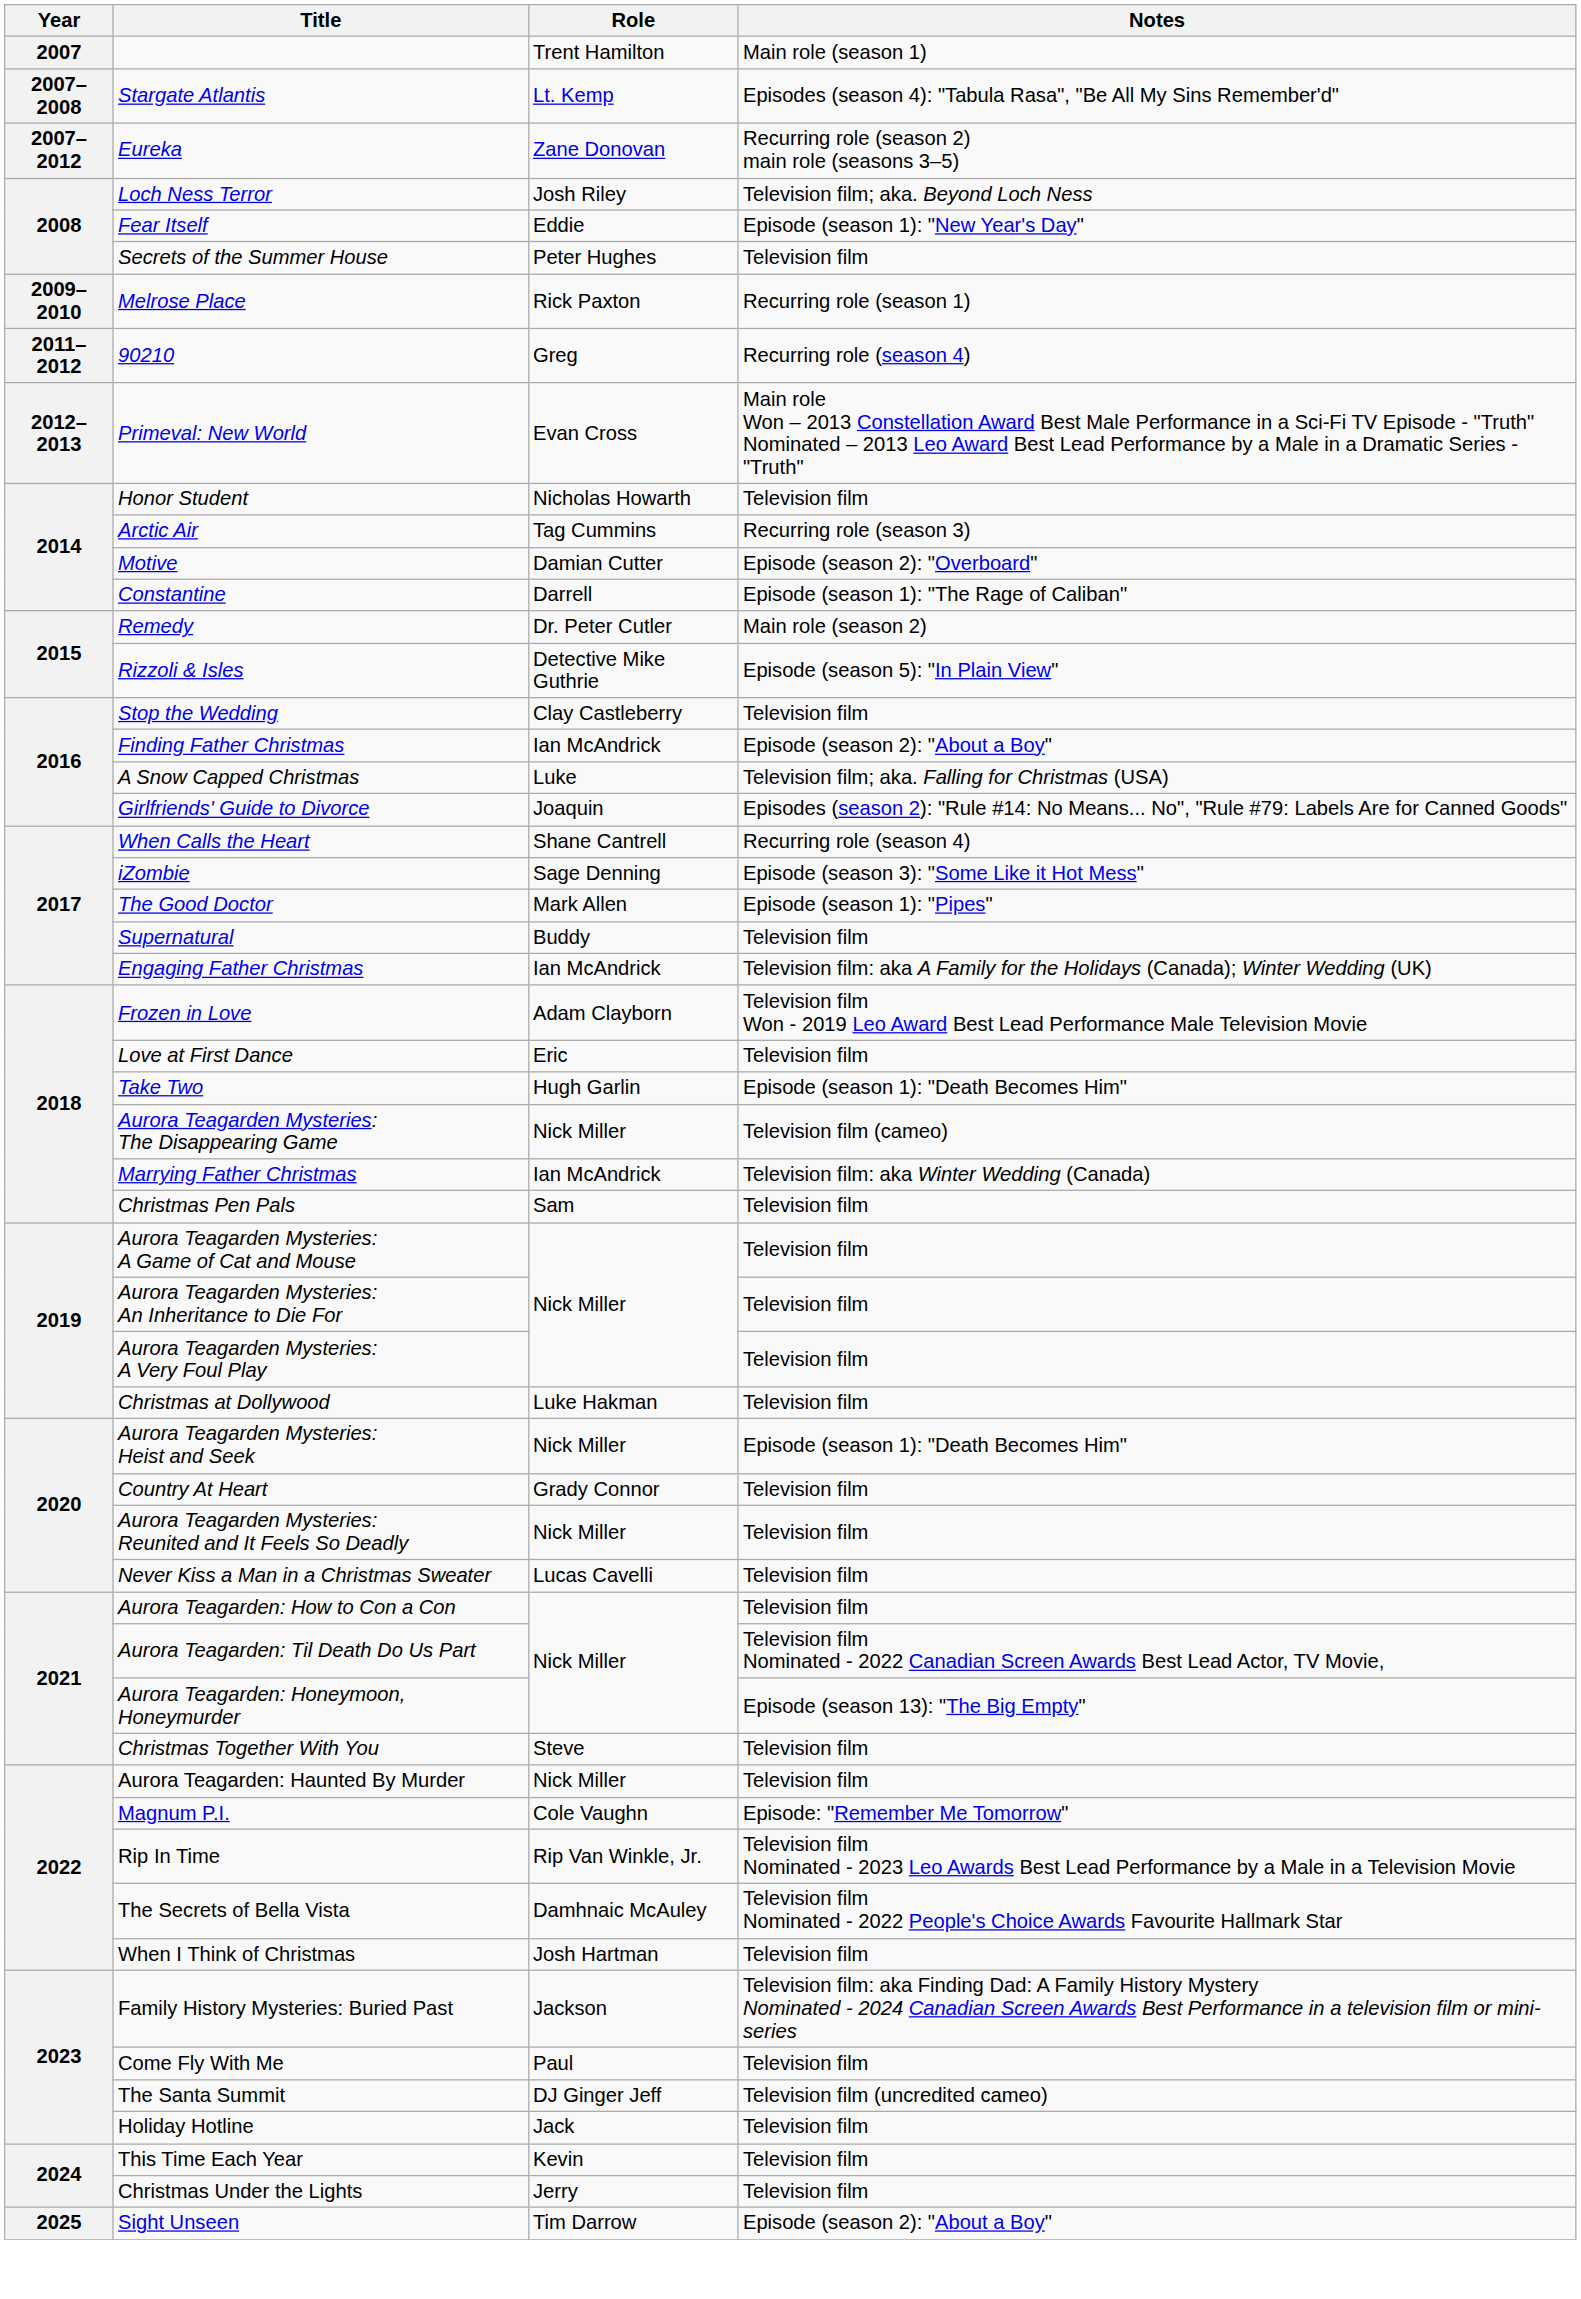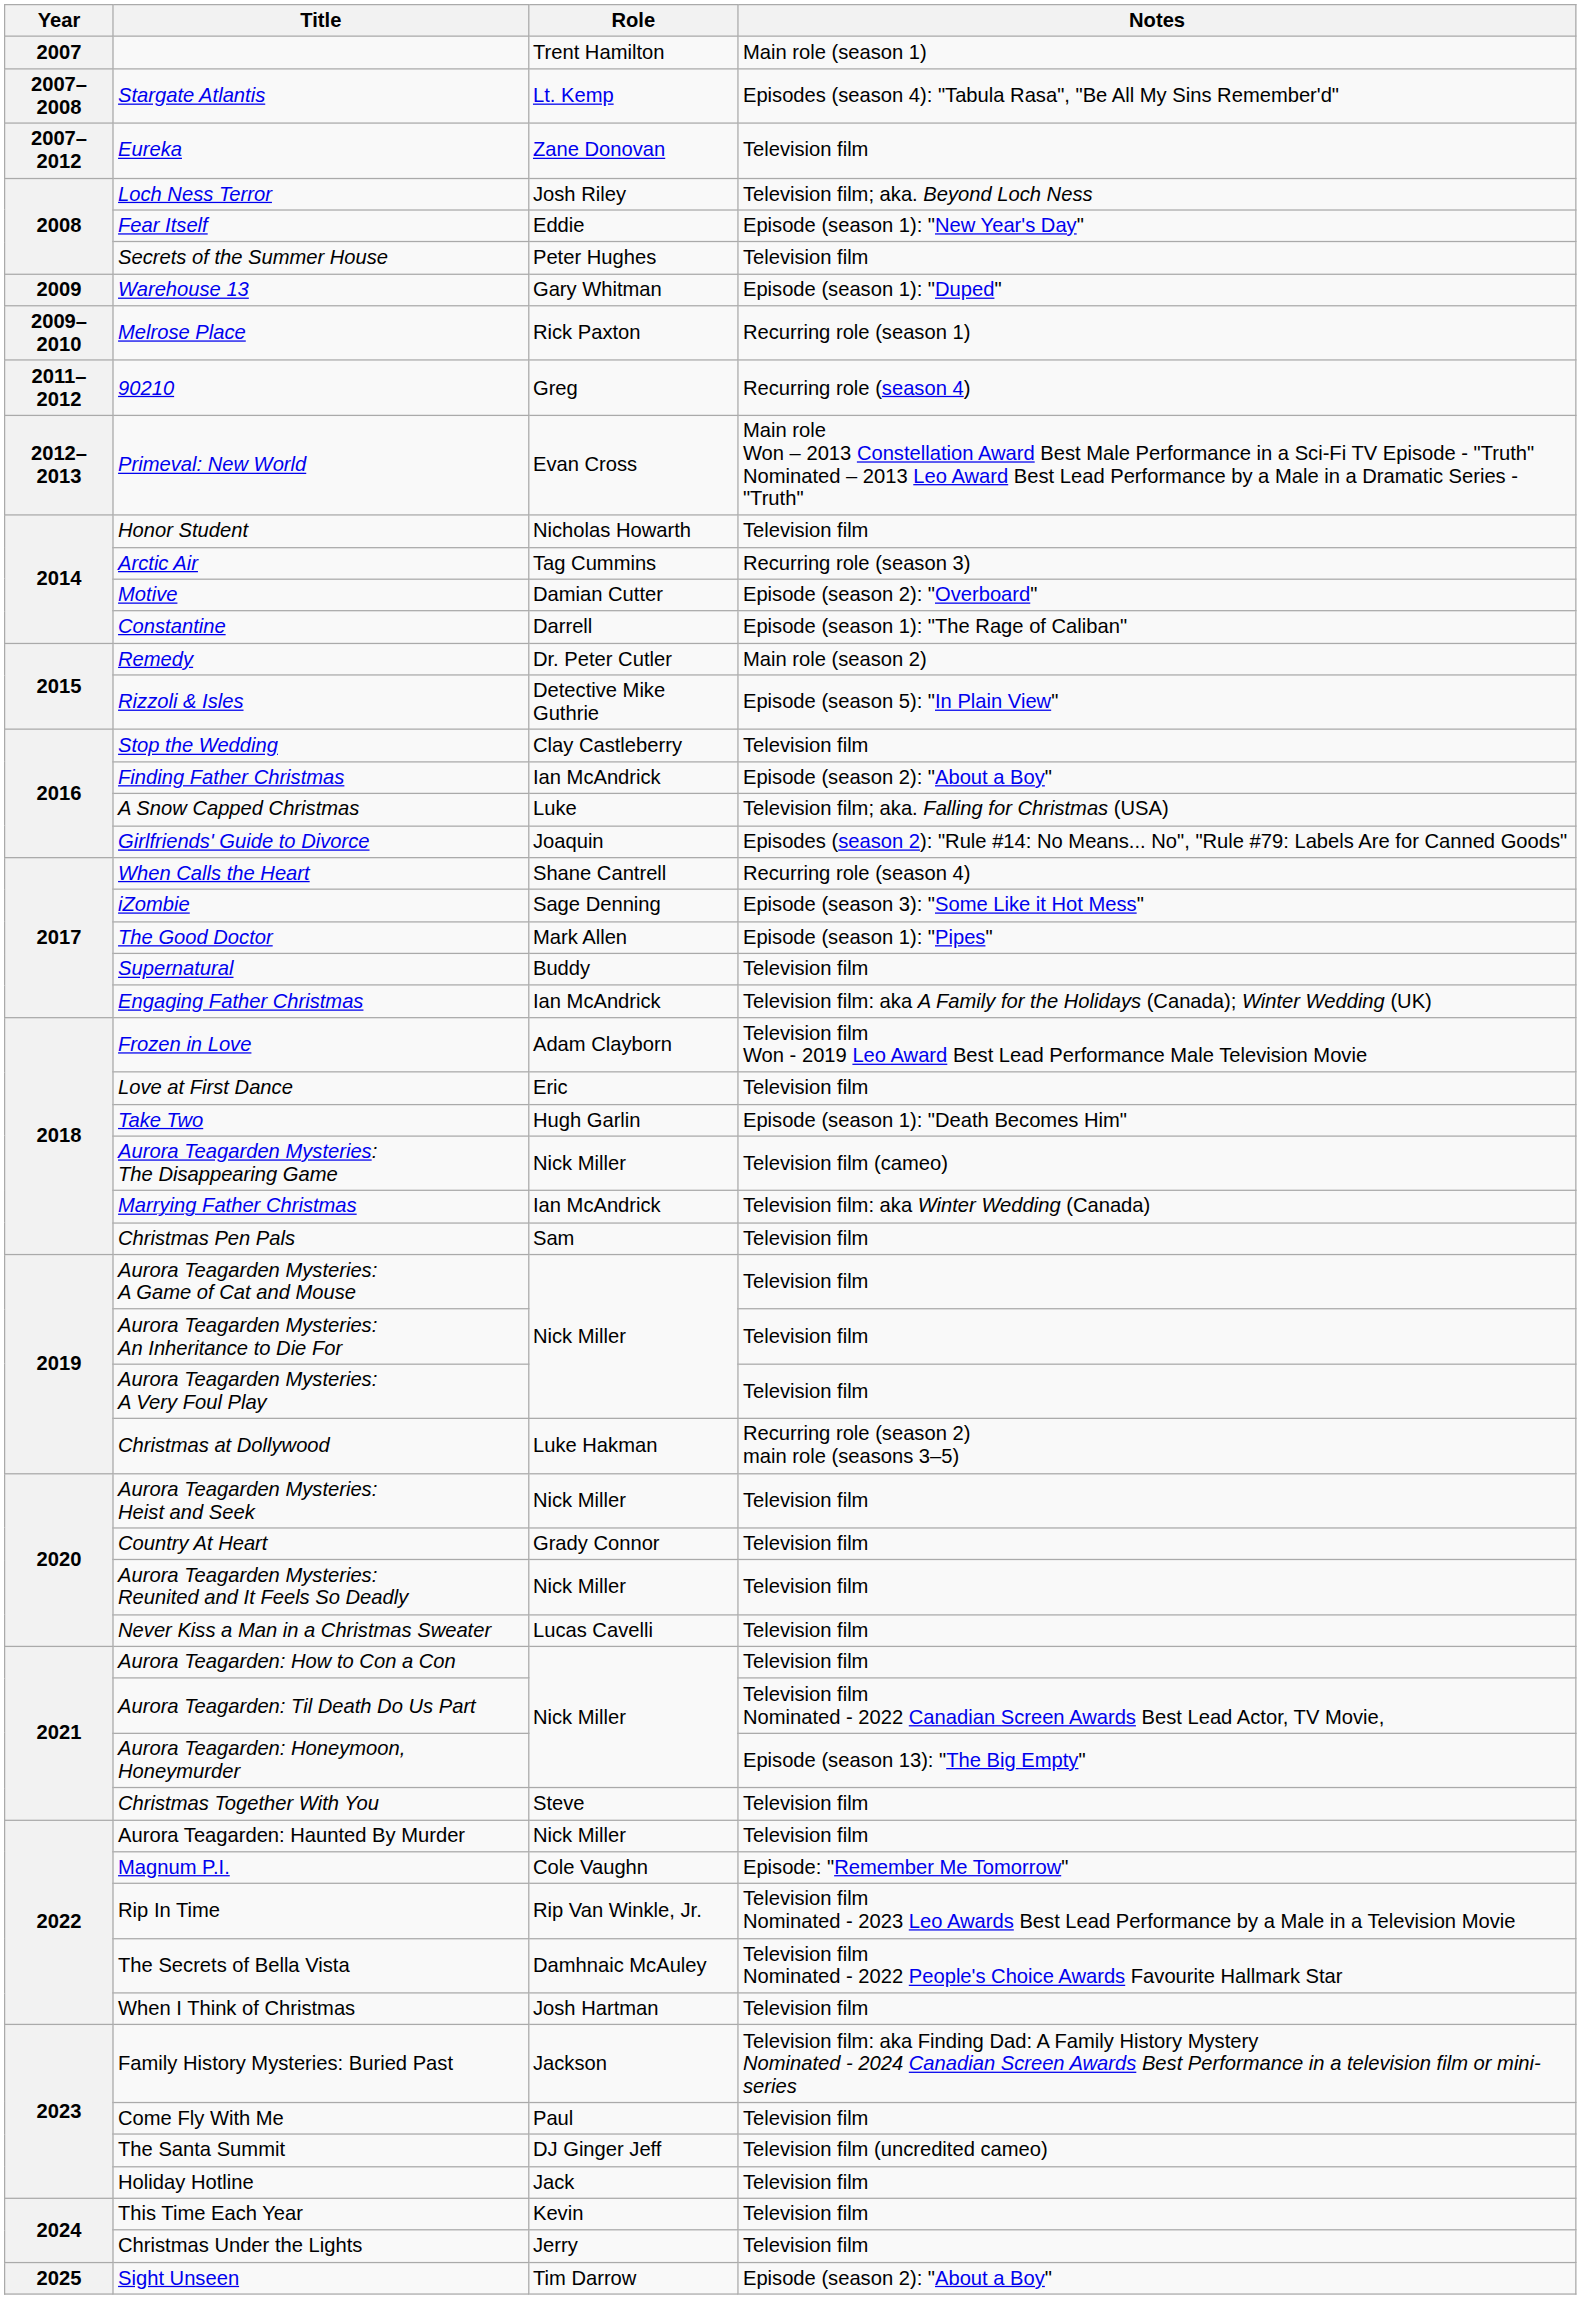(857, 150) Recurring role (season 2) main role (seasons 3–5) -> (806, 150) Television film
+ row: (183, 289)
(806, 1402) Television film -> (857, 1445) Recurring role (season 2) main role (seasons 3–5)
(935, 1445) Episode (season 1): "Death Becomes Him" -> (806, 1500) Television film
